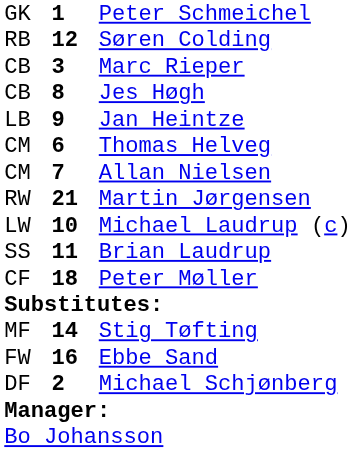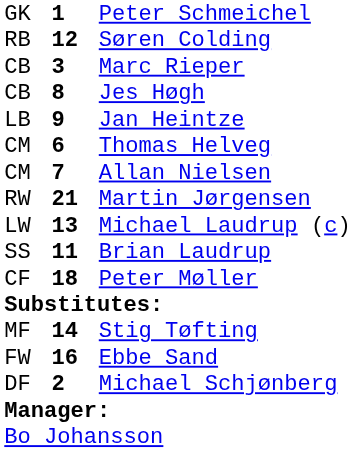(65, 226) 10 -> (65, 226) 13
